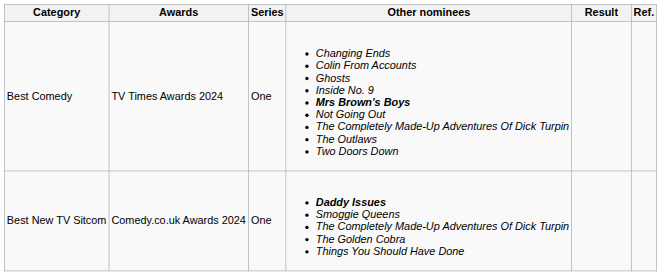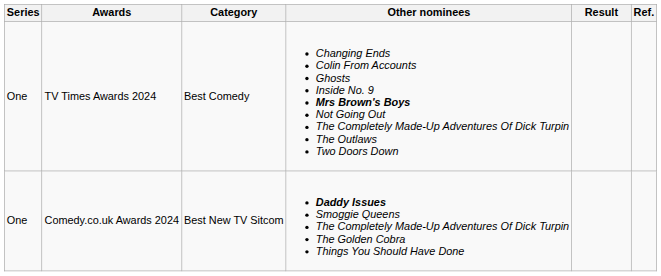columns swapped: (267, 13) <-> (57, 13)
